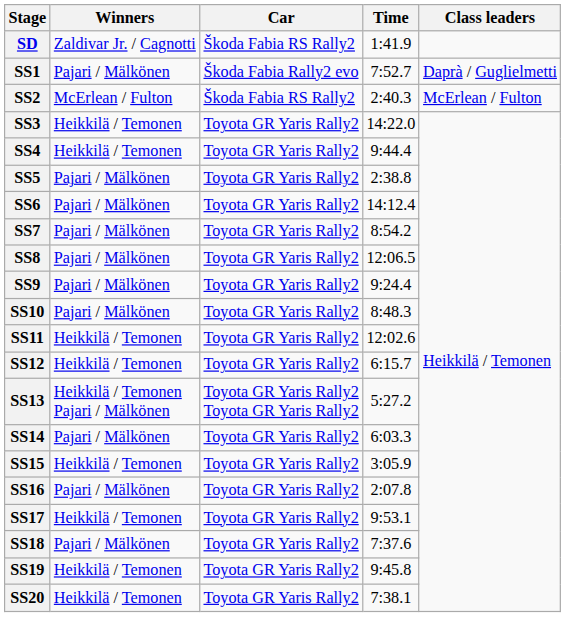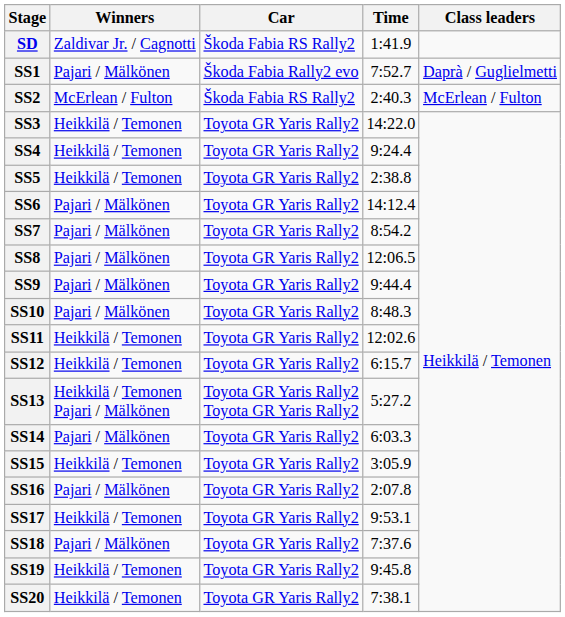(391, 150) 9:44.4 -> (391, 150) 9:24.4
(112, 177) Pajari / Mälkönen -> (118, 177) Heikkilä / Temonen
(391, 284) 9:24.4 -> (391, 284) 9:44.4
